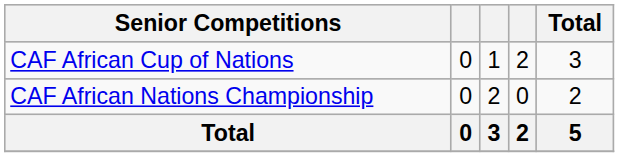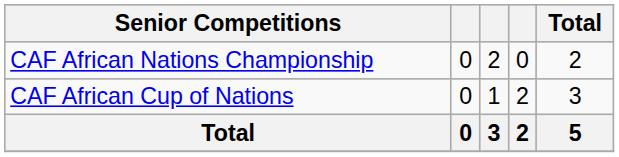rows swapped: (152, 60) <-> (192, 97)
